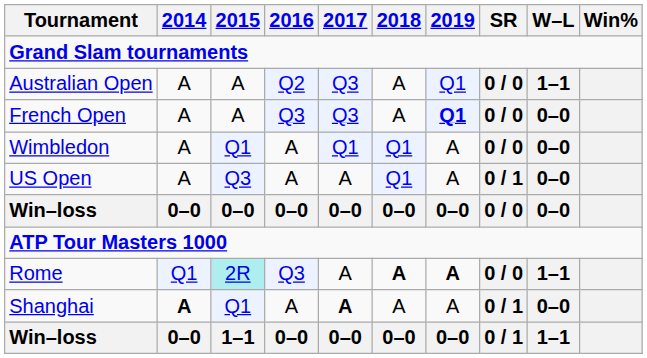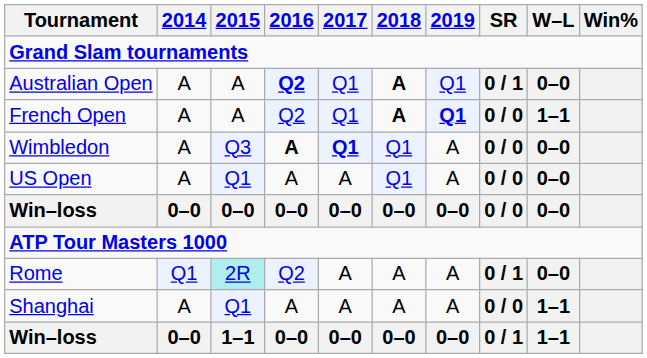(292, 83) normal -> (292, 83) bold
(345, 83) Q3 -> (345, 83) Q1
(399, 83) normal -> (399, 83) bold
(504, 83) 0 / 0 -> (504, 83) 0 / 1
(553, 83) 1–1 -> (553, 83) 0–0
(292, 115) Q3 -> (292, 115) Q2
(345, 115) Q3 -> (345, 115) Q1
(399, 115) normal -> (399, 115) bold
(553, 115) 0–0 -> (553, 115) 1–1
(238, 147) Q1 -> (238, 147) Q3
(292, 147) normal -> (292, 147) bold
(345, 147) normal -> (345, 147) bold
(238, 178) Q3 -> (238, 178) Q1
(504, 178) 0 / 1 -> (504, 178) 0 / 0
(292, 274) Q3 -> (292, 274) Q2
(399, 274) bold -> (399, 274) normal
(453, 274) bold -> (453, 274) normal
(504, 274) 0 / 0 -> (504, 274) 0 / 1
(553, 274) 1–1 -> (553, 274) 0–0
(184, 305) bold -> (184, 305) normal
(345, 305) bold -> (345, 305) normal
(504, 305) 0 / 1 -> (504, 305) 0 / 0
(553, 305) 0–0 -> (553, 305) 1–1
